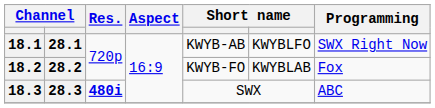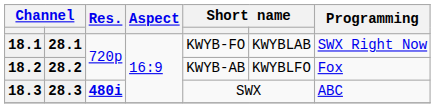(216, 46) KWYB-AB -> (216, 46) KWYB-FO
(281, 46) KWYBLFO -> (281, 46) KWYBLAB
(216, 68) KWYB-FO -> (216, 68) KWYB-AB
(281, 68) KWYBLAB -> (281, 68) KWYBLFO
